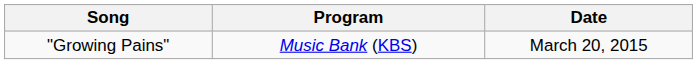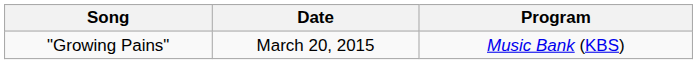columns swapped: (348, 17) <-> (589, 17)
